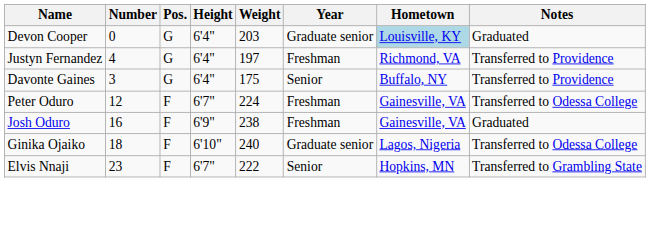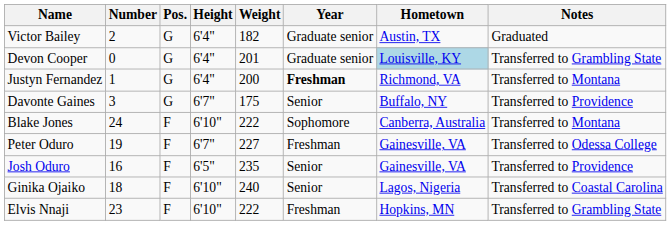+ row: (44, 36)
(249, 36) 203 -> (249, 58) 201
(500, 36) Graduated -> (576, 58) Transferred to Grambling State
(112, 58) 4 -> (112, 79) 1
(249, 58) 197 -> (249, 79) 200
(314, 58) normal -> (316, 79) bold
(543, 58) Transferred to Providence -> (556, 79) Transferred to Montana
(204, 79) 6'4" -> (204, 101) 6'7"
+ row: (40, 123)
(115, 101) 12 -> (115, 144) 19
(249, 101) 224 -> (249, 144) 227
(204, 123) 6'9" -> (204, 166) 6'5"
(249, 123) 238 -> (249, 166) 235
(314, 123) Freshman -> (304, 166) Senior
(500, 123) Graduated -> (562, 166) Transferred to Providence
(330, 144) Graduate senior -> (304, 187) Senior
(555, 144) Transferred to Odessa College -> (577, 187) Transferred to Coastal Carolina
(204, 166) 6'7" -> (208, 209) 6'10"
(304, 166) Senior -> (314, 209) Freshman
